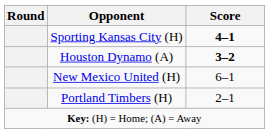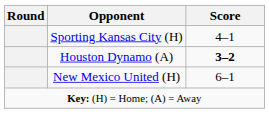(225, 36) bold -> (225, 36) normal
- row: (117, 97)
